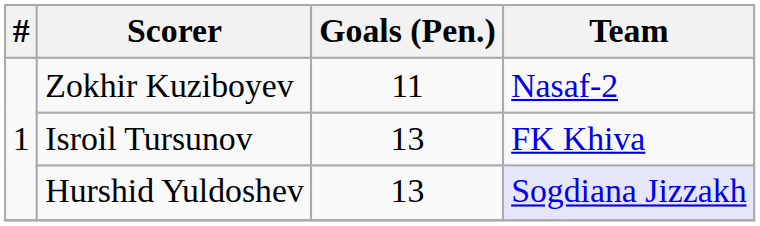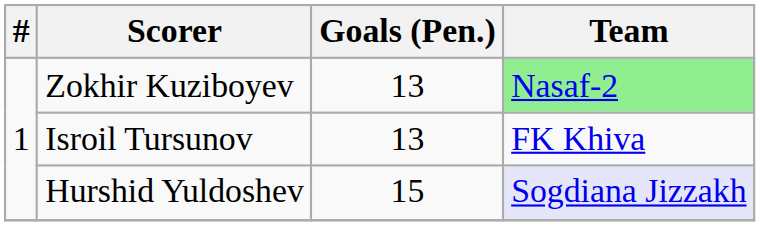(407, 84) 11 -> (407, 84) 13
(565, 84) no background -> (565, 84) lightgreen background
(407, 191) 13 -> (407, 191) 15
